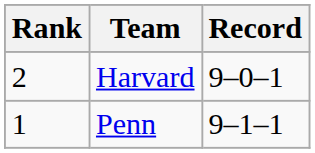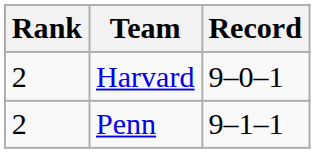(19, 123) 1 -> (19, 123) 2
